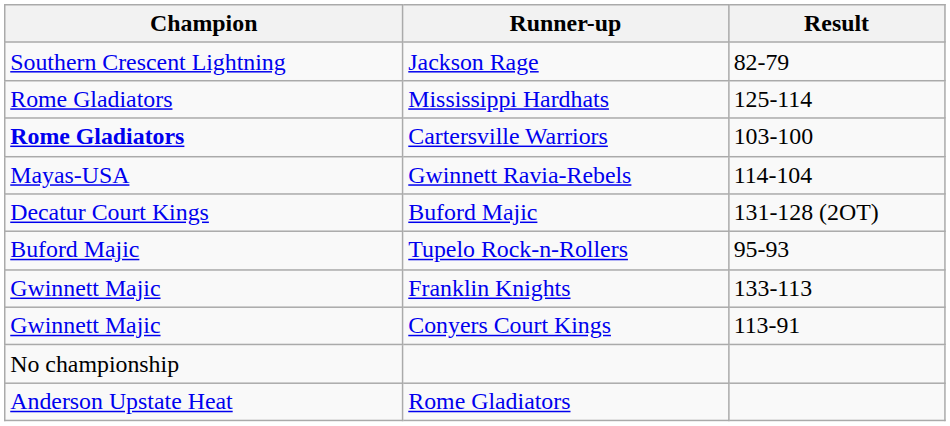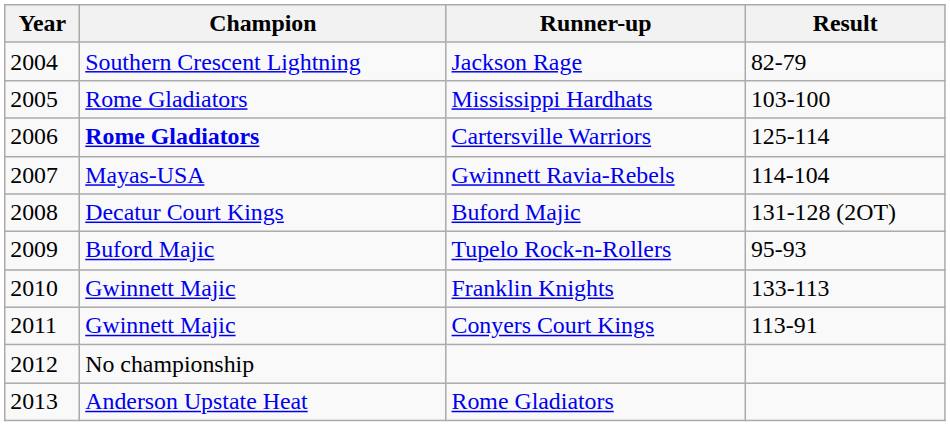+ column: (42, 23)
(773, 99) 125-114 -> (791, 99) 103-100
(773, 136) 103-100 -> (790, 136) 125-114
